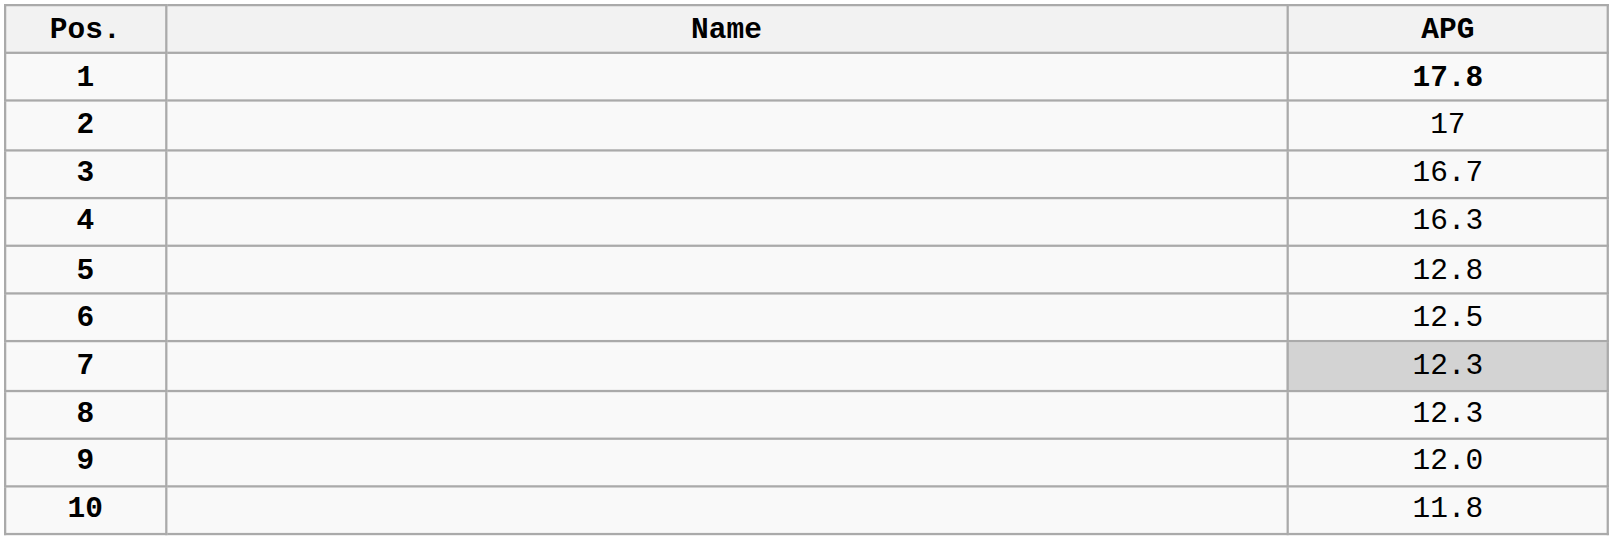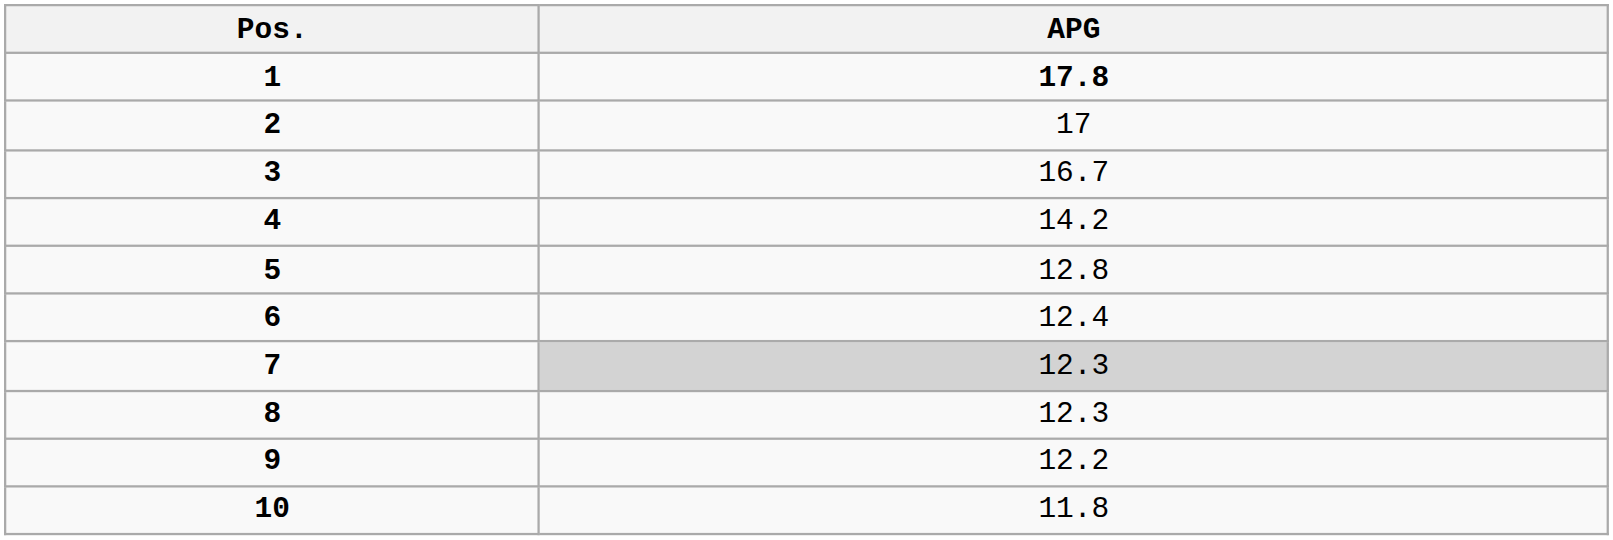- column: (726, 29)
(1448, 222) 16.3 -> (1074, 222) 14.2
(1448, 318) 12.5 -> (1074, 318) 12.4
(1448, 462) 12.0 -> (1074, 462) 12.2
